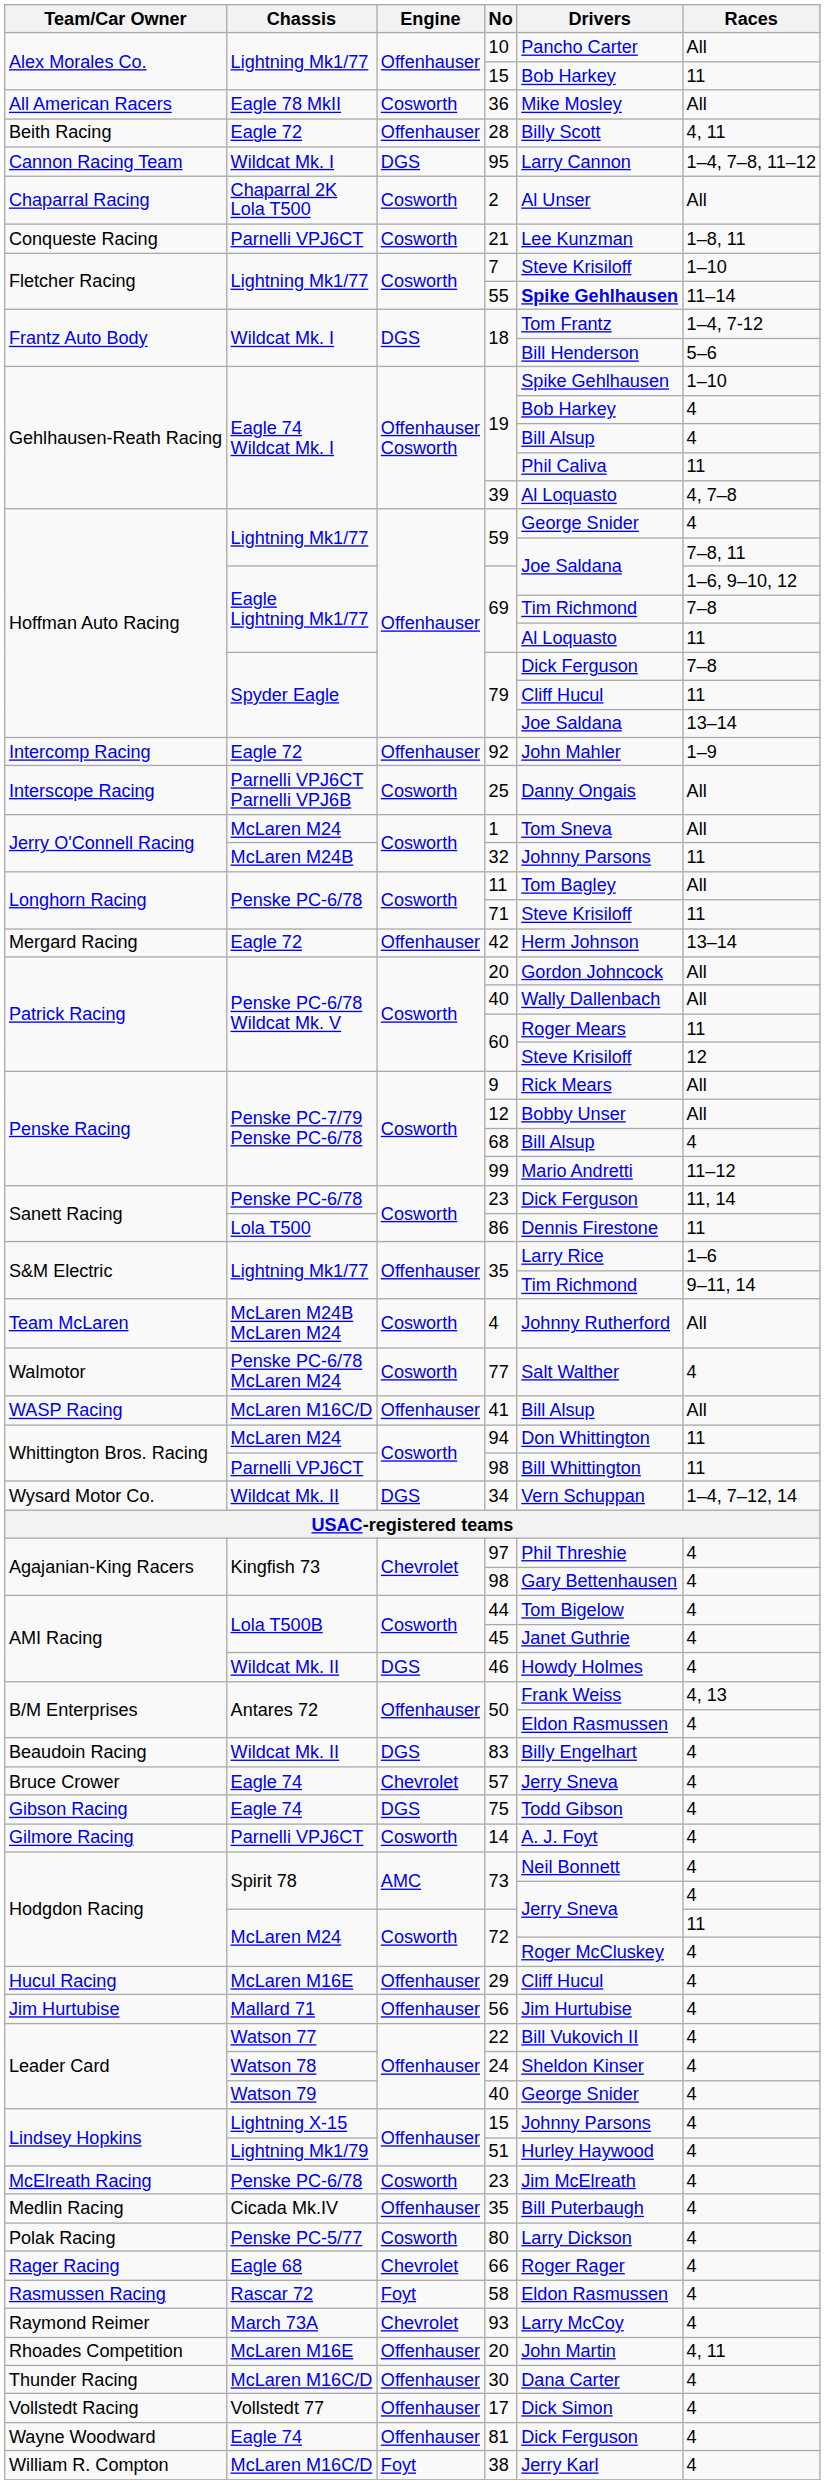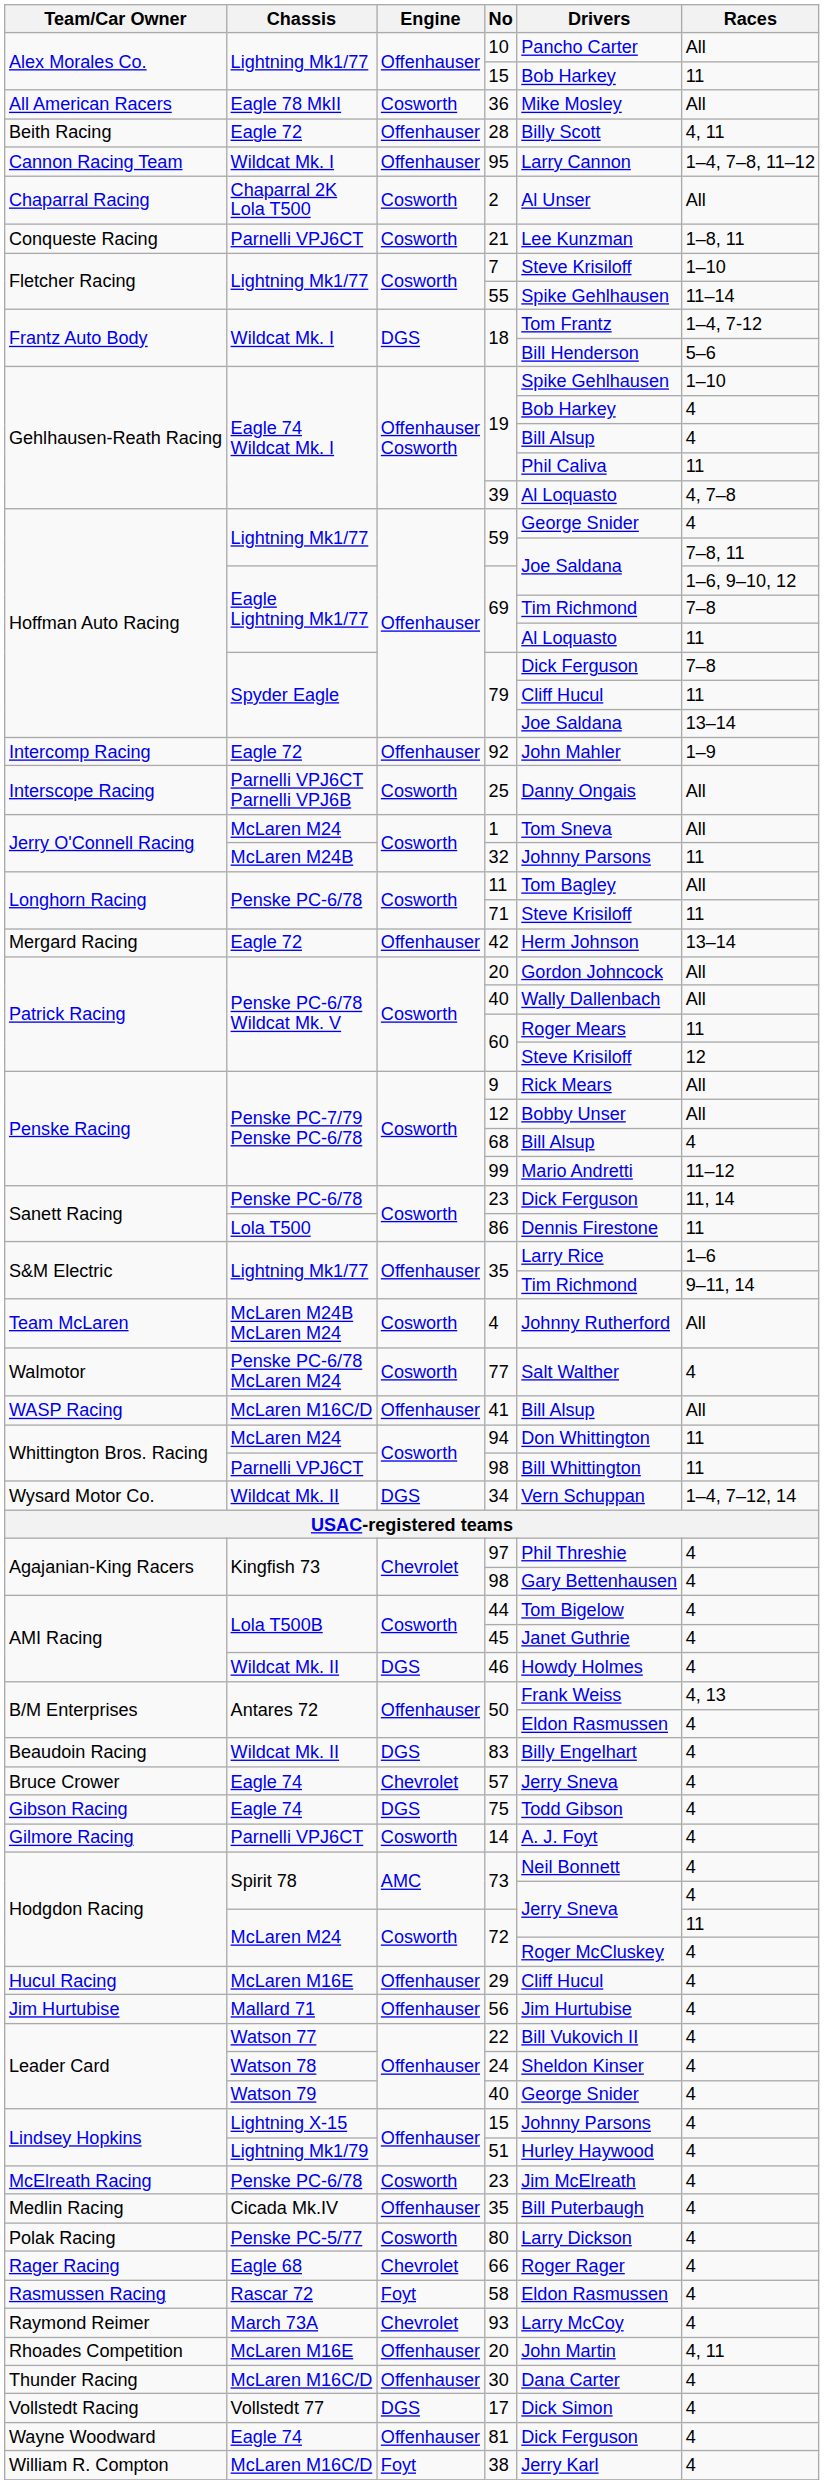(400, 161) DGS -> (430, 161) Offenhauser
(600, 295) bold -> (595, 295) normal
(430, 2408) Offenhauser -> (400, 2408) DGS
